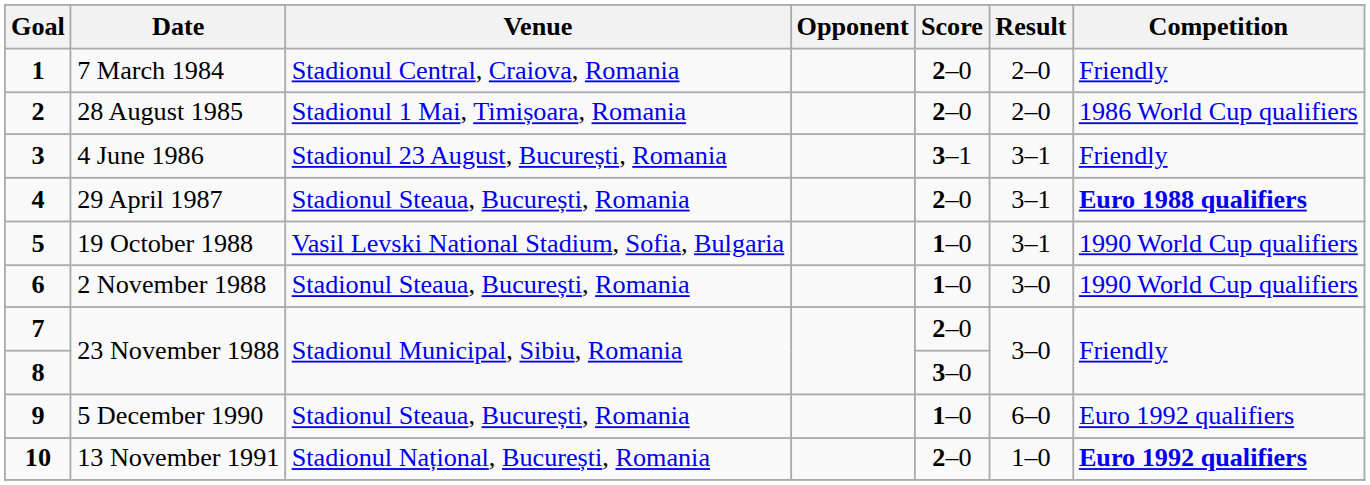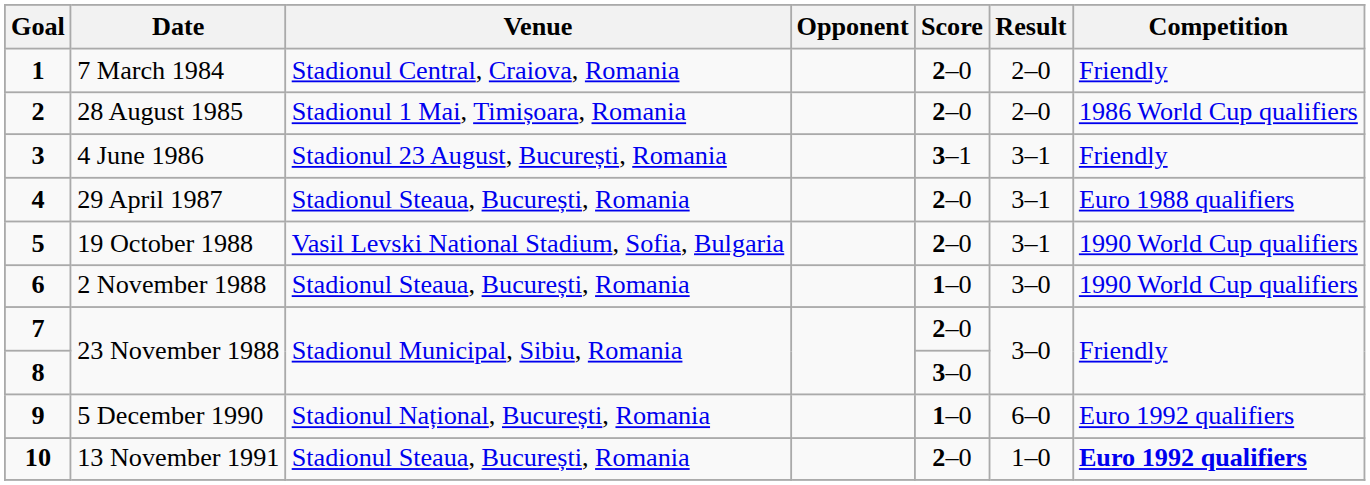(1193, 199) bold -> (1187, 199) normal
(952, 242) 1–0 -> (952, 242) 2–0
(491, 415) Stadionul Steaua, București, Romania -> (501, 415) Stadionul Național, București, Romania
(501, 458) Stadionul Național, București, Romania -> (491, 458) Stadionul Steaua, București, Romania
